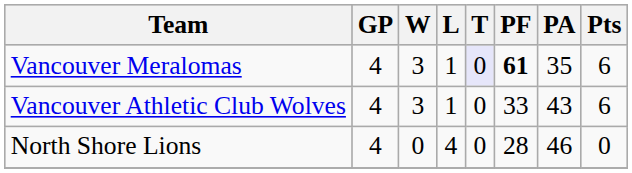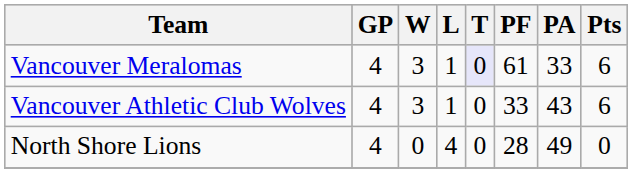(516, 65) bold -> (516, 65) normal
(559, 65) 35 -> (559, 65) 33
(559, 146) 46 -> (559, 146) 49
